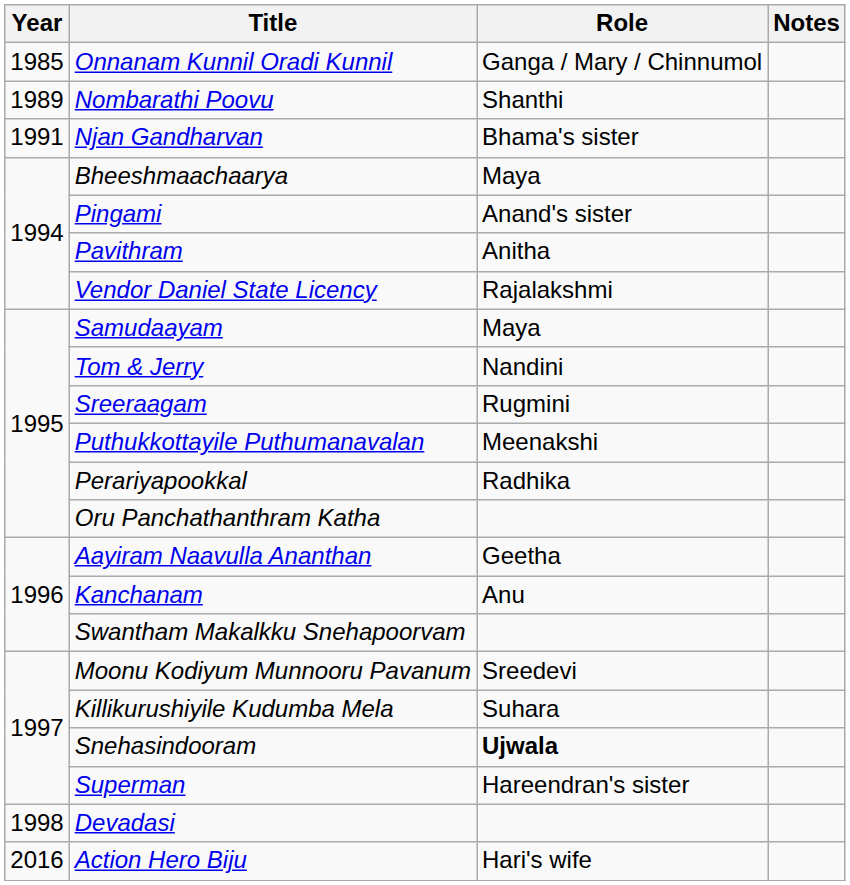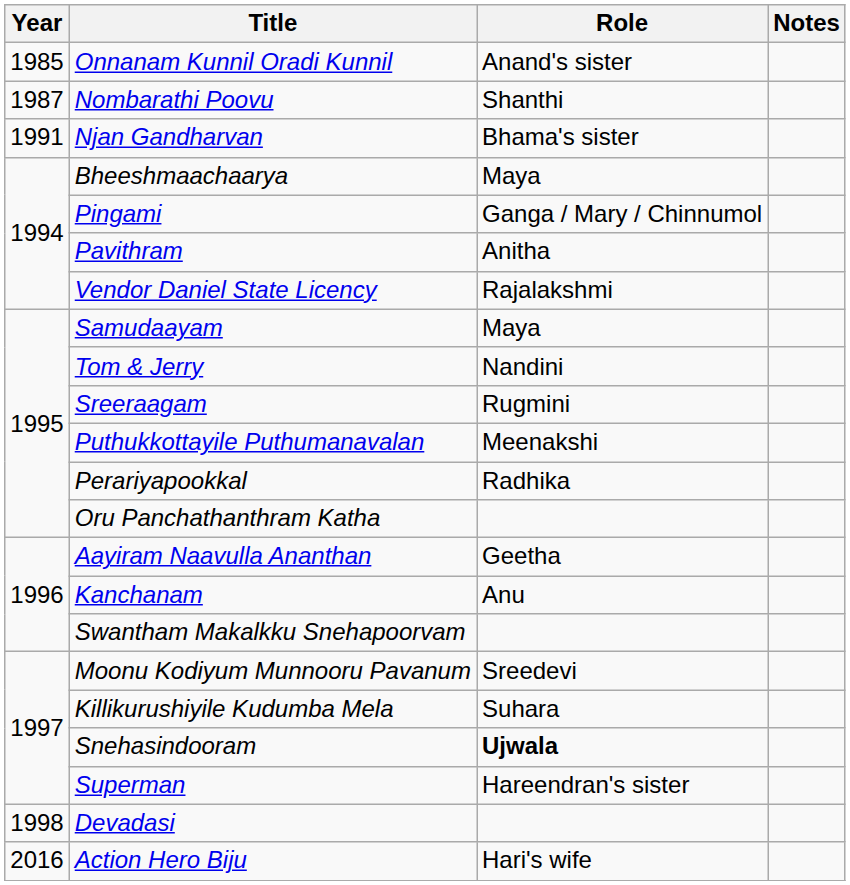(622, 61) Ganga / Mary / Chinnumol -> (557, 61) Anand's sister
(37, 99) 1989 -> (37, 99) 1987
(557, 213) Anand's sister -> (622, 213) Ganga / Mary / Chinnumol
